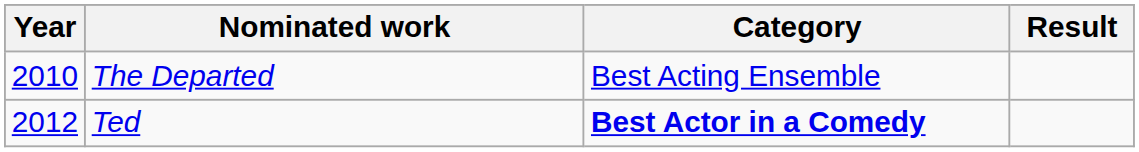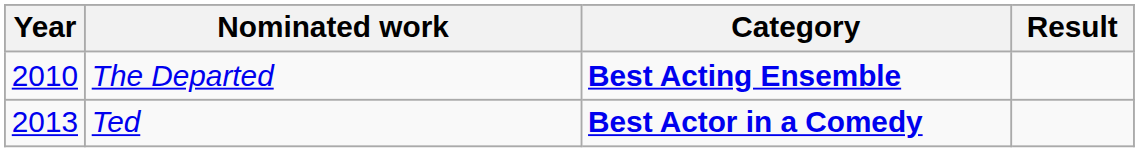(736, 75) normal -> (745, 75) bold
(45, 122) 2012 -> (45, 122) 2013
